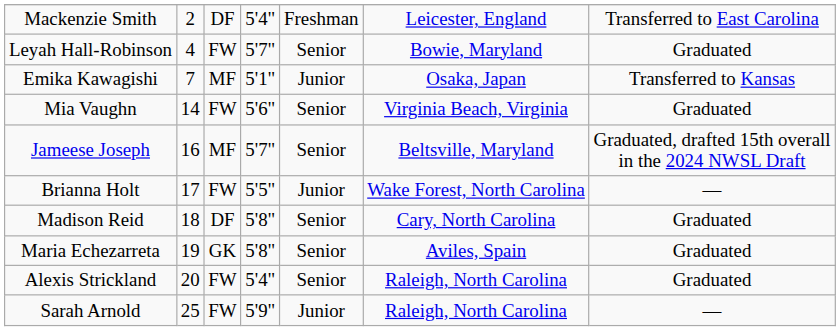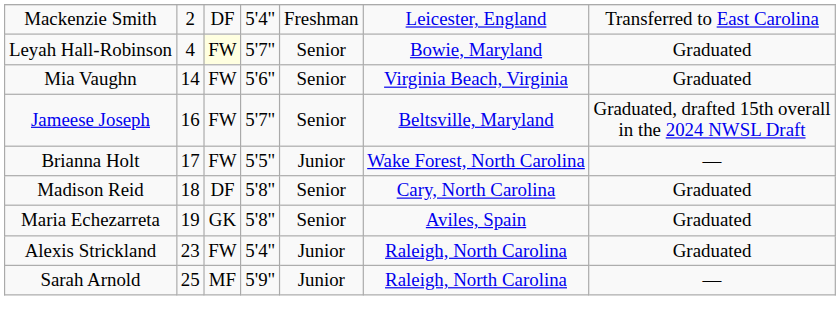(222, 49) no background -> (222, 49) lightyellow background
- row: (90, 79)
(222, 149) MF -> (222, 119) FW
(190, 280) 20 -> (190, 250) 23
(321, 280) Senior -> (321, 250) Junior
(222, 310) FW -> (222, 280) MF
